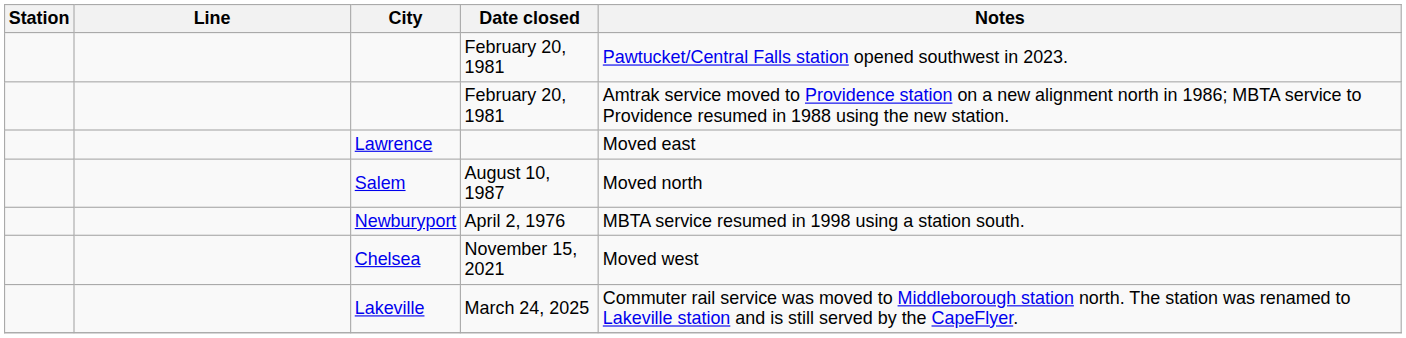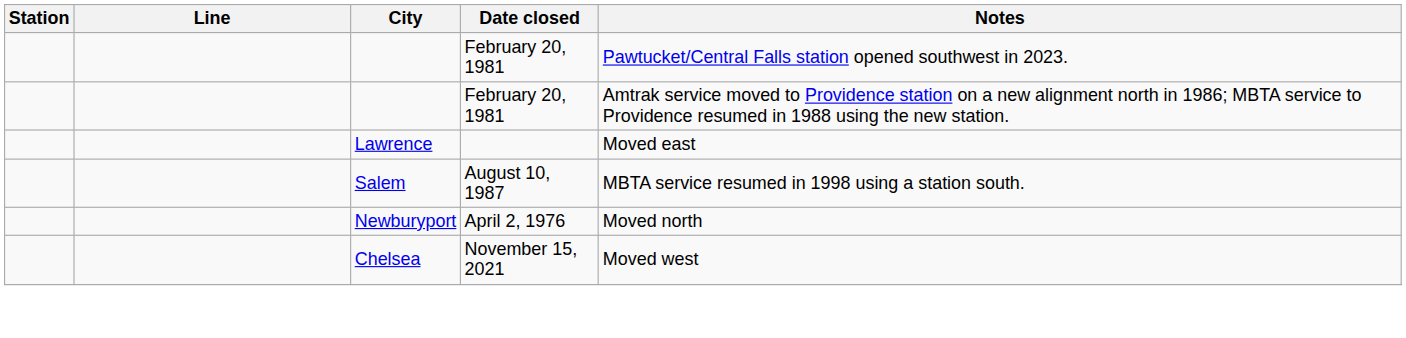(653, 182) Moved north -> (814, 182) MBTA service resumed in 1998 using a station south.
(814, 221) MBTA service resumed in 1998 using a station south. -> (653, 221) Moved north
- row: (390, 308)
